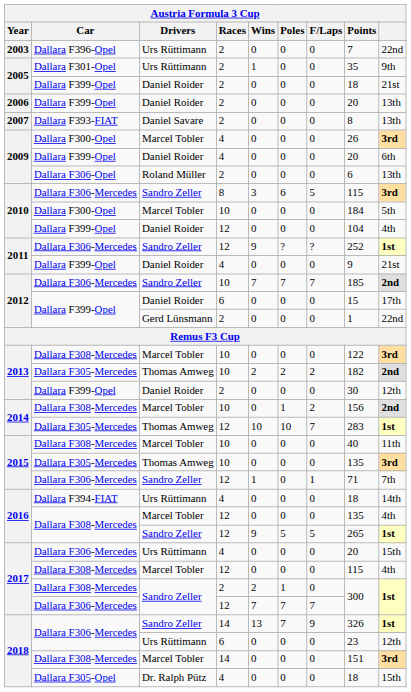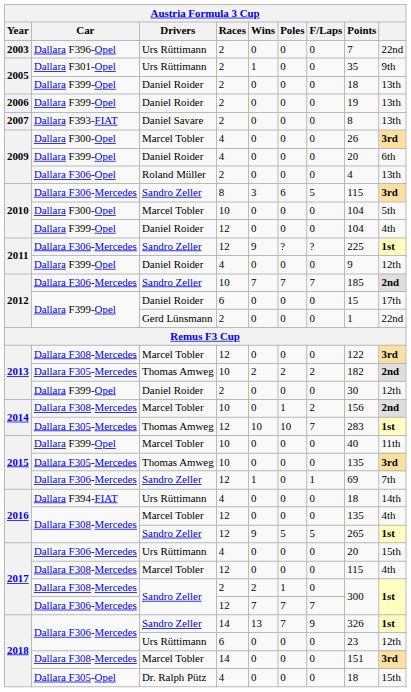(391, 84) 21st -> (391, 84) 13th
(353, 102) 20 -> (353, 102) 19
(350, 174) 6 -> (350, 174) 4
(355, 210) 184 -> (355, 210) 104
(355, 246) 252 -> (355, 246) 225
(391, 264) 21st -> (391, 264) 12th
(224, 354) 10 -> (224, 354) 12
(85, 443) Dallara F308-Mercedes -> (75, 443) Dallara F399-Opel
(353, 479) 71 -> (353, 479) 69
